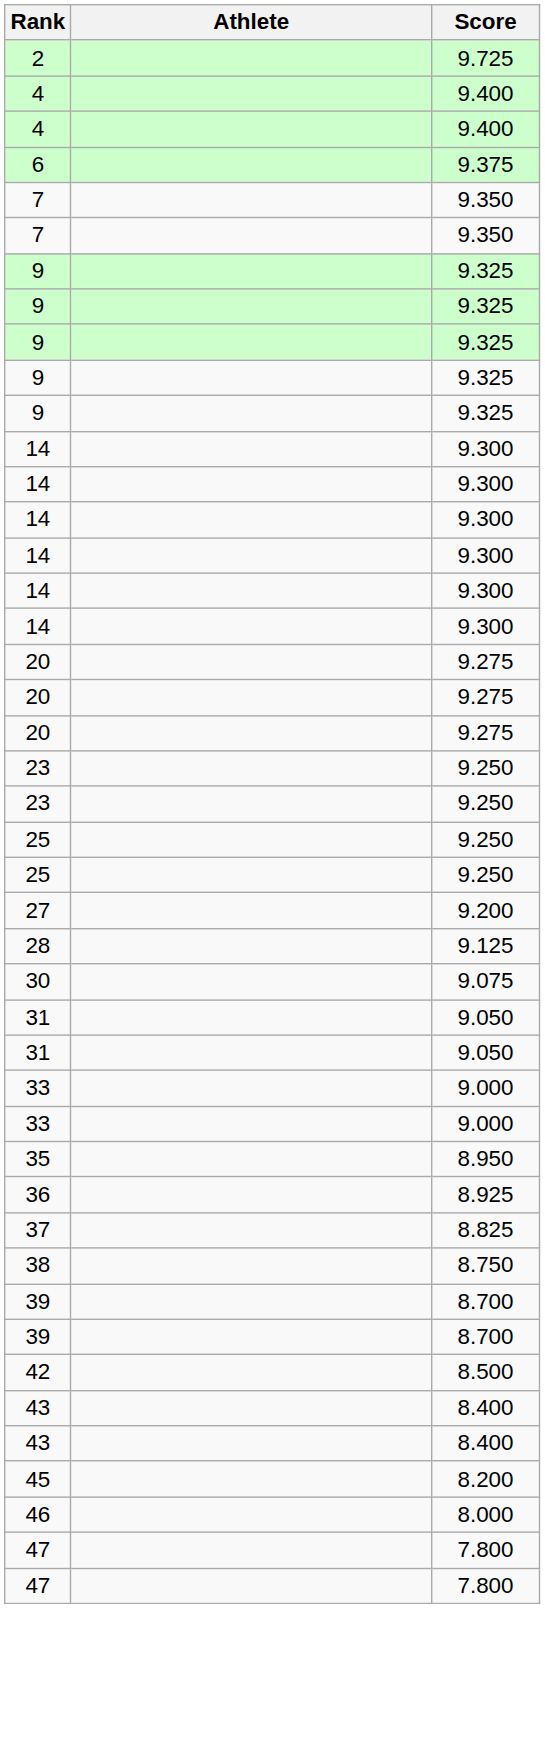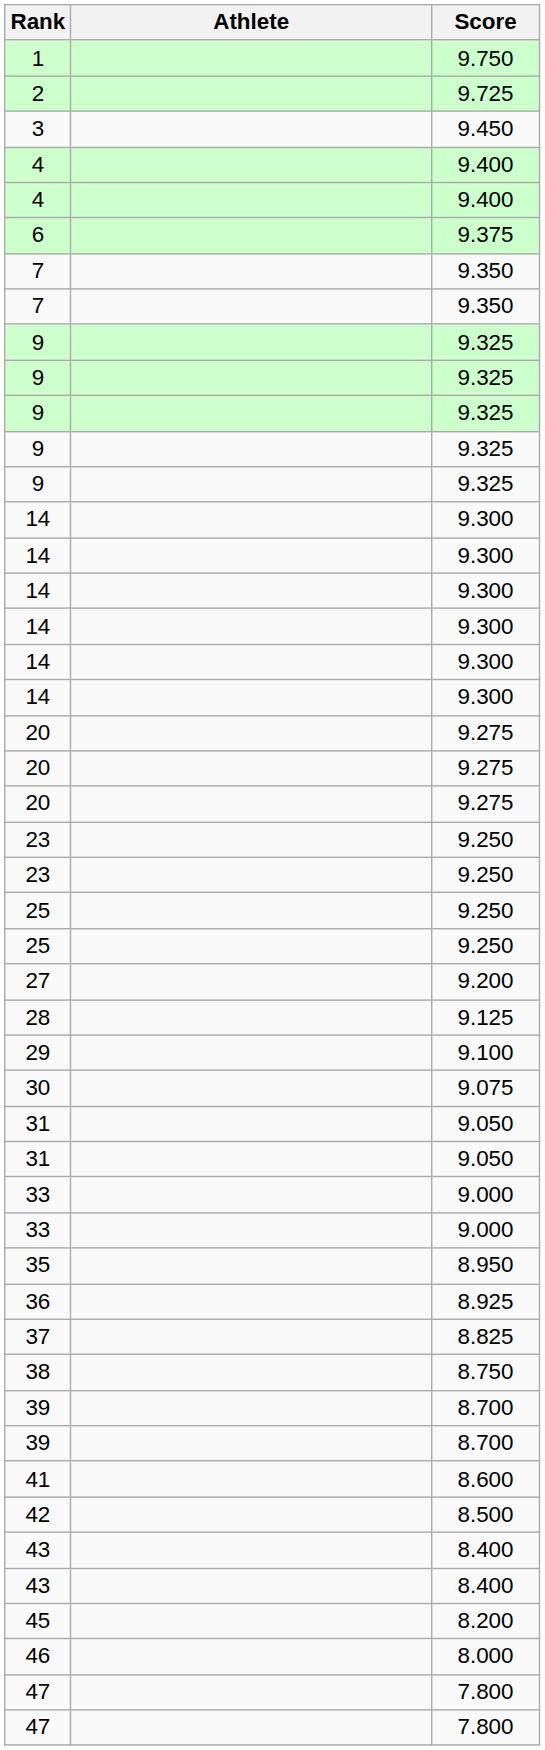+ row: (38, 57)
+ row: (38, 128)
+ row: (38, 1052)
+ row: (38, 1478)
